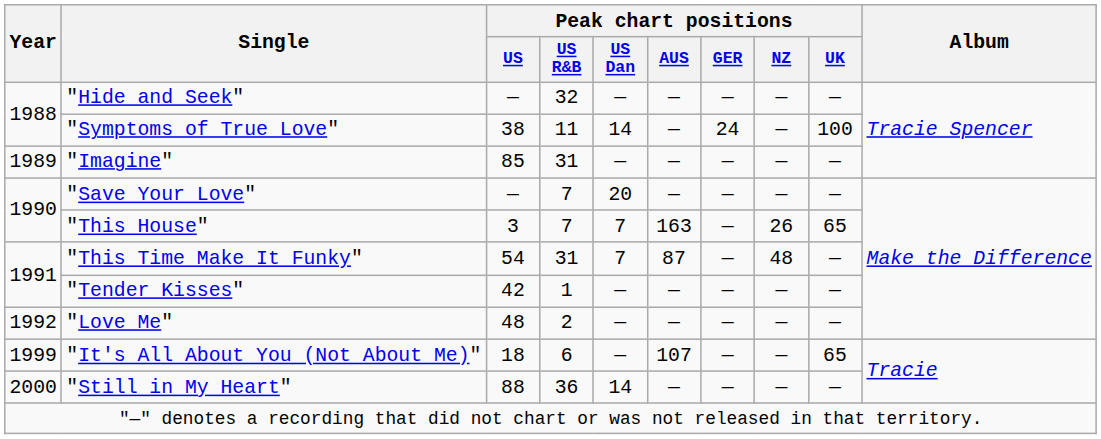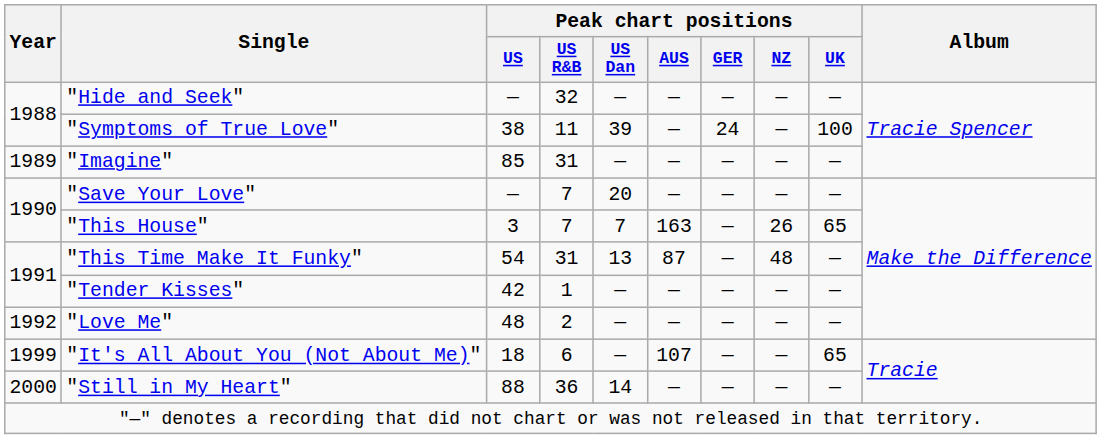(620, 130) 14 -> (620, 130) 39
(620, 259) 7 -> (620, 259) 13
